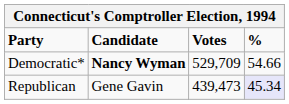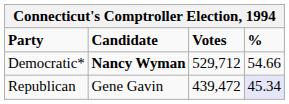(216, 63) 529,709 -> (216, 63) 529,712
(216, 87) 439,473 -> (216, 87) 439,472
